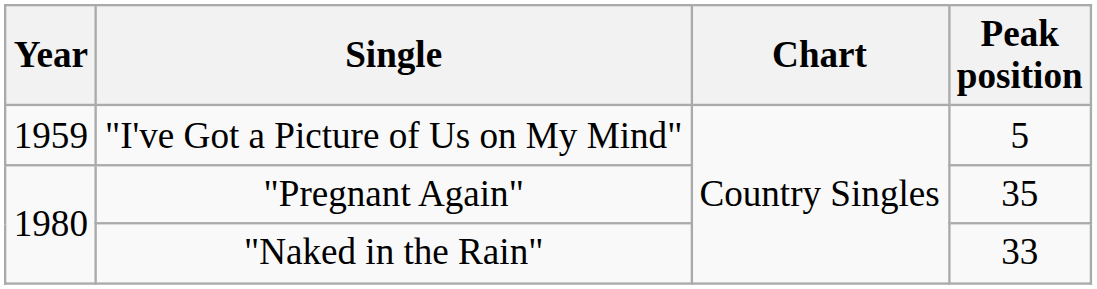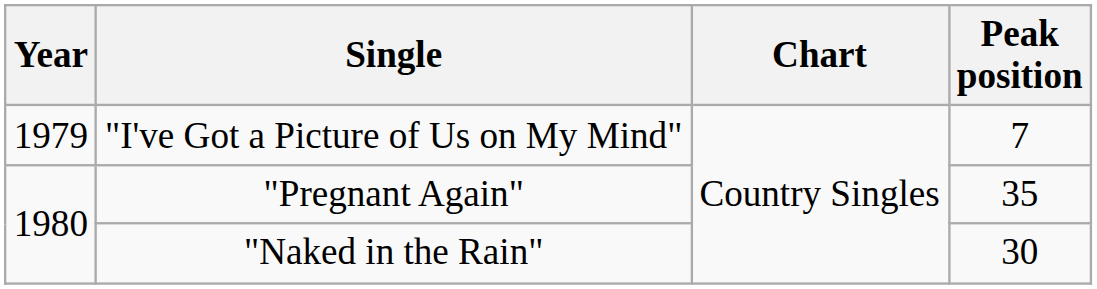(51, 134) 1959 -> (51, 134) 1979
(1020, 134) 5 -> (1020, 134) 7
(1020, 252) 33 -> (1020, 252) 30
